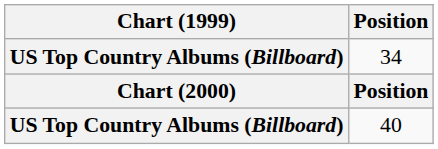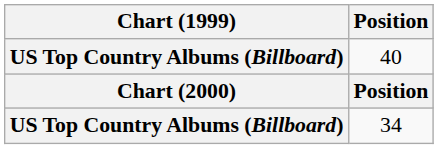rows swapped: (391, 56) <-> (391, 125)
